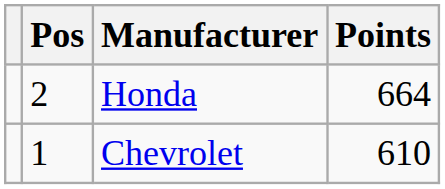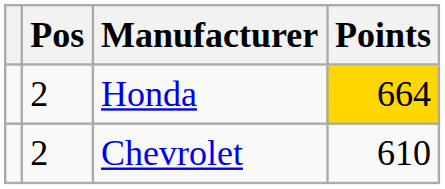(404, 93) no background -> (404, 93) gold background
(39, 153) 1 -> (39, 153) 2
